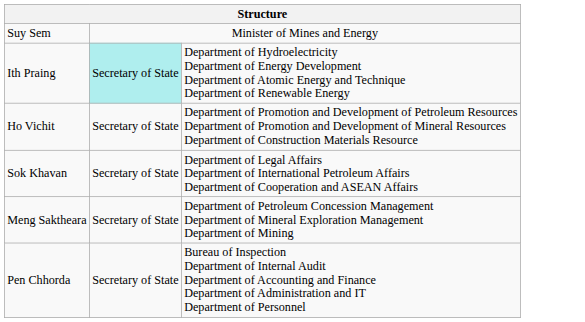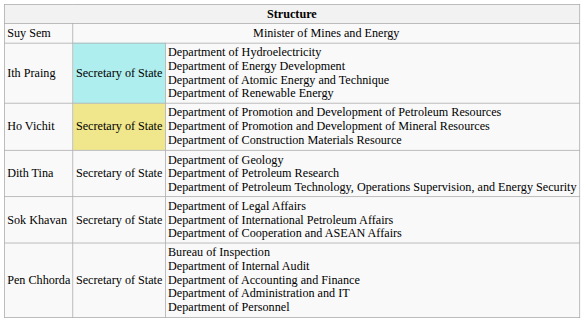(135, 126) no background -> (119, 126) khaki background
+ row: (30, 173)
- row: (47, 220)
